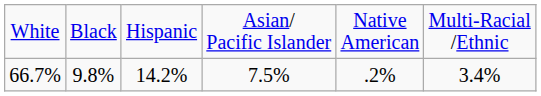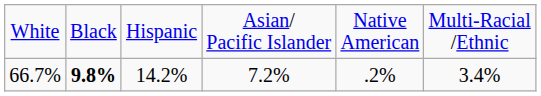(93, 74) normal -> (93, 74) bold
(269, 74) 7.5% -> (269, 74) 7.2%
